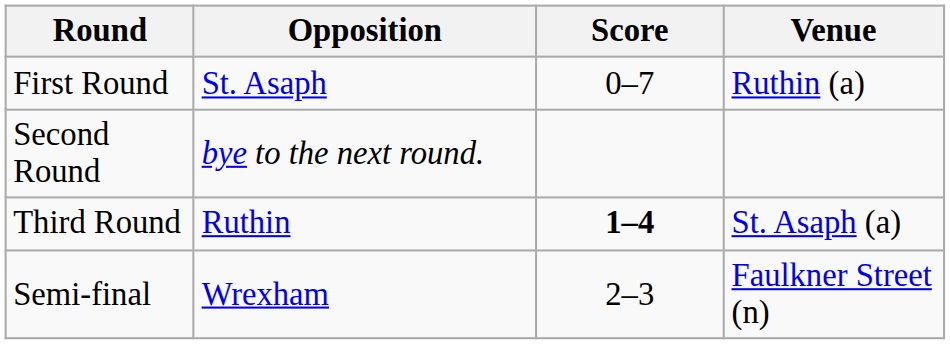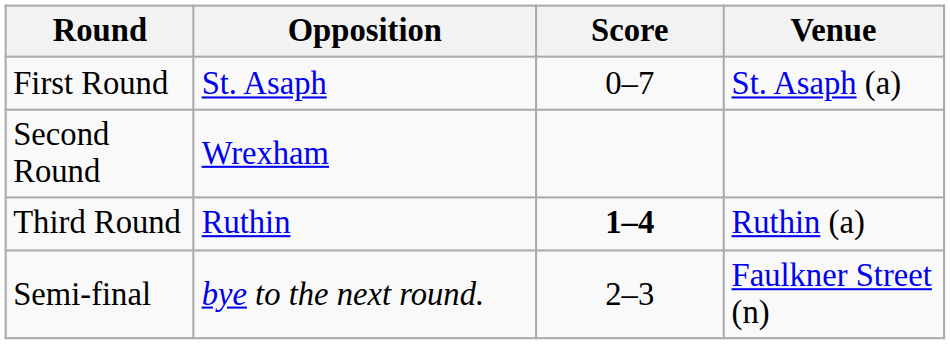(798, 82) Ruthin (a) -> (816, 82) St. Asaph (a)
(343, 152) bye to the next round. -> (265, 152) Wrexham
(816, 223) St. Asaph (a) -> (798, 223) Ruthin (a)
(265, 293) Wrexham -> (343, 293) bye to the next round.
